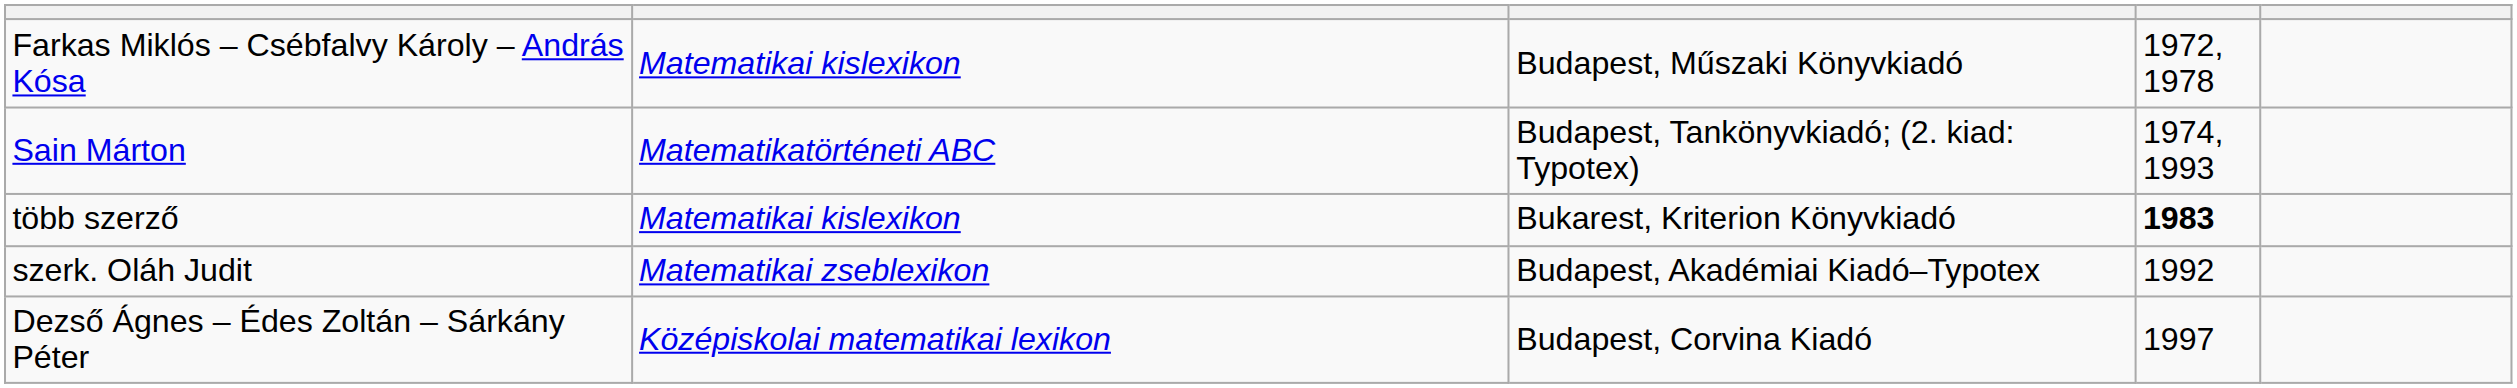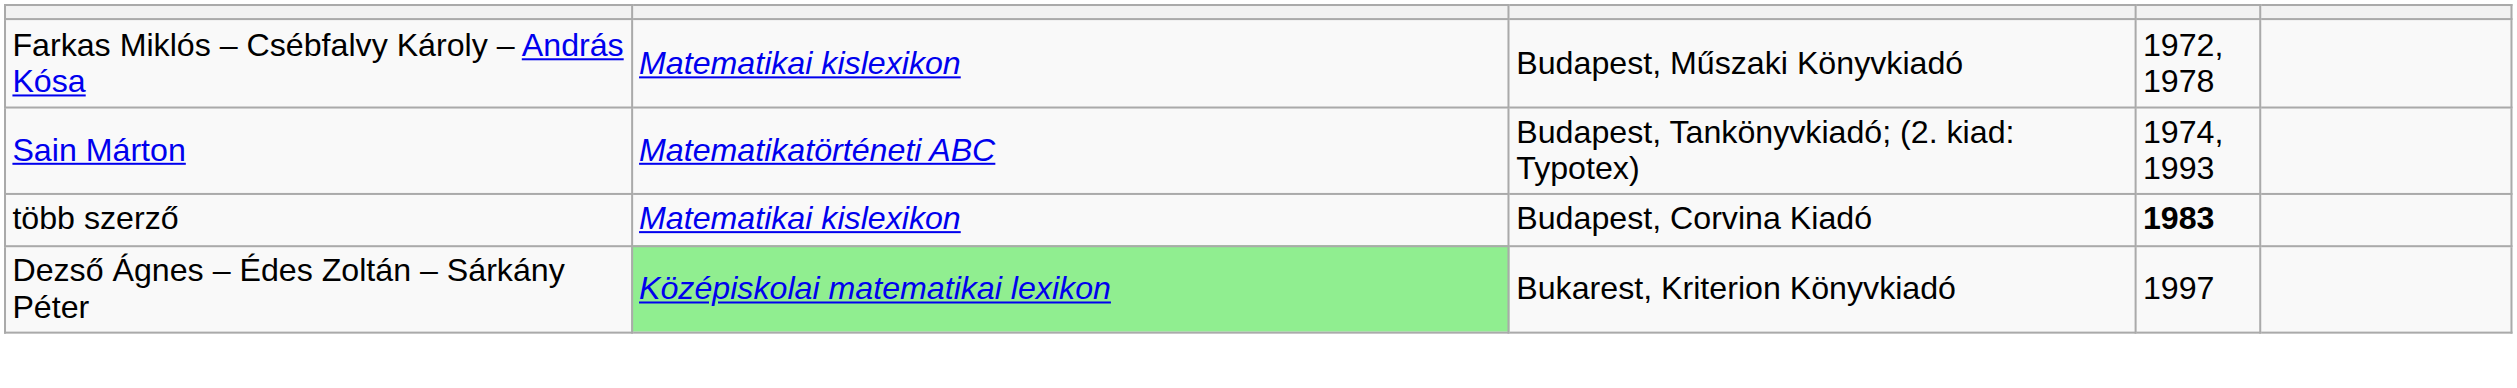(1736, 219) Bukarest, Kriterion Könyvkiadó -> (1694, 219) Budapest, Corvina Kiadó
- row: (132, 270)
(875, 339) no background -> (875, 288) lightgreen background
(1694, 339) Budapest, Corvina Kiadó -> (1736, 288) Bukarest, Kriterion Könyvkiadó
